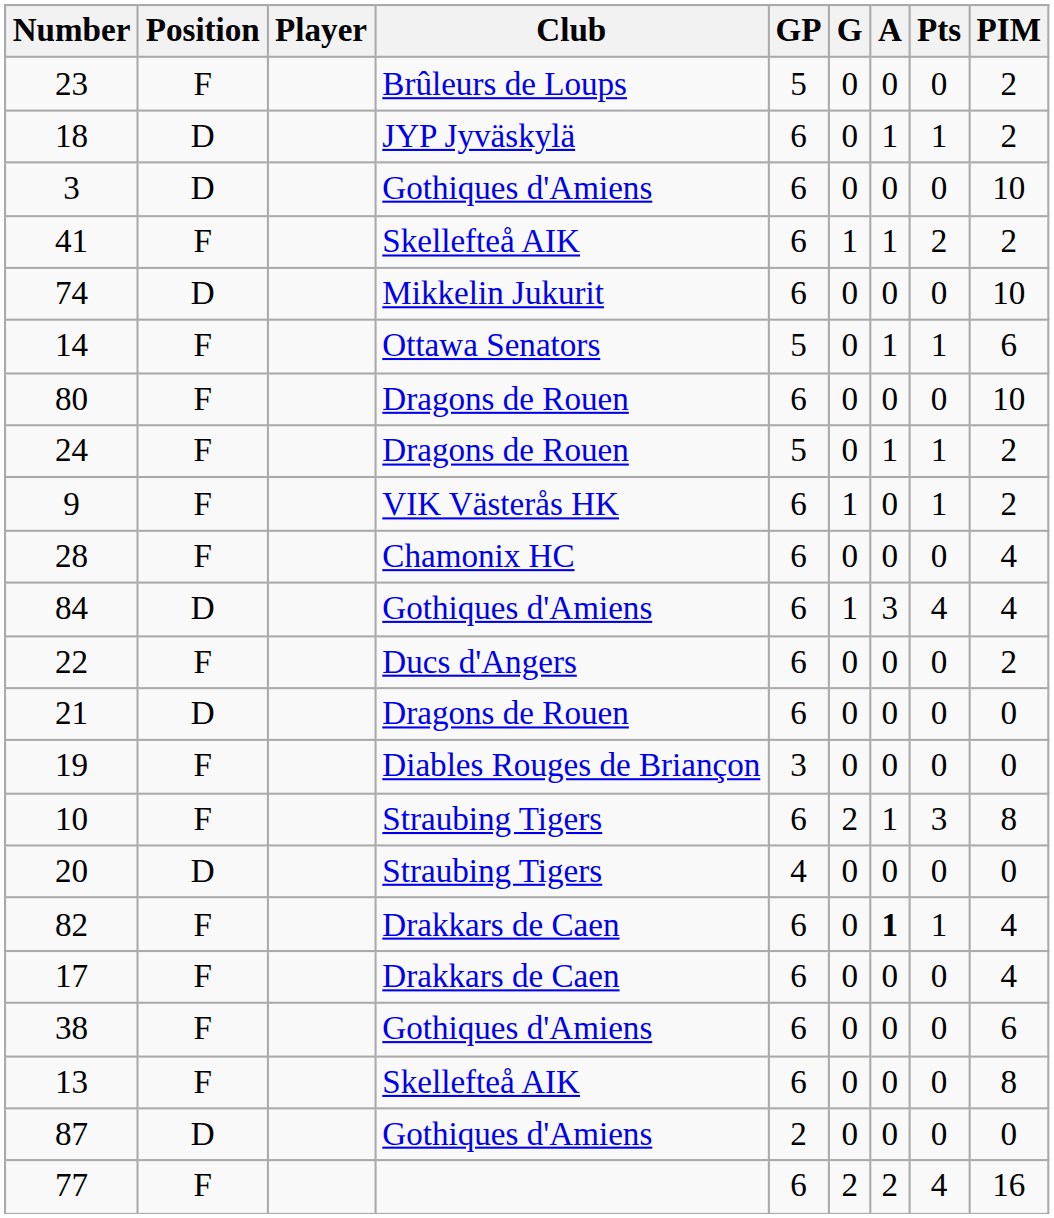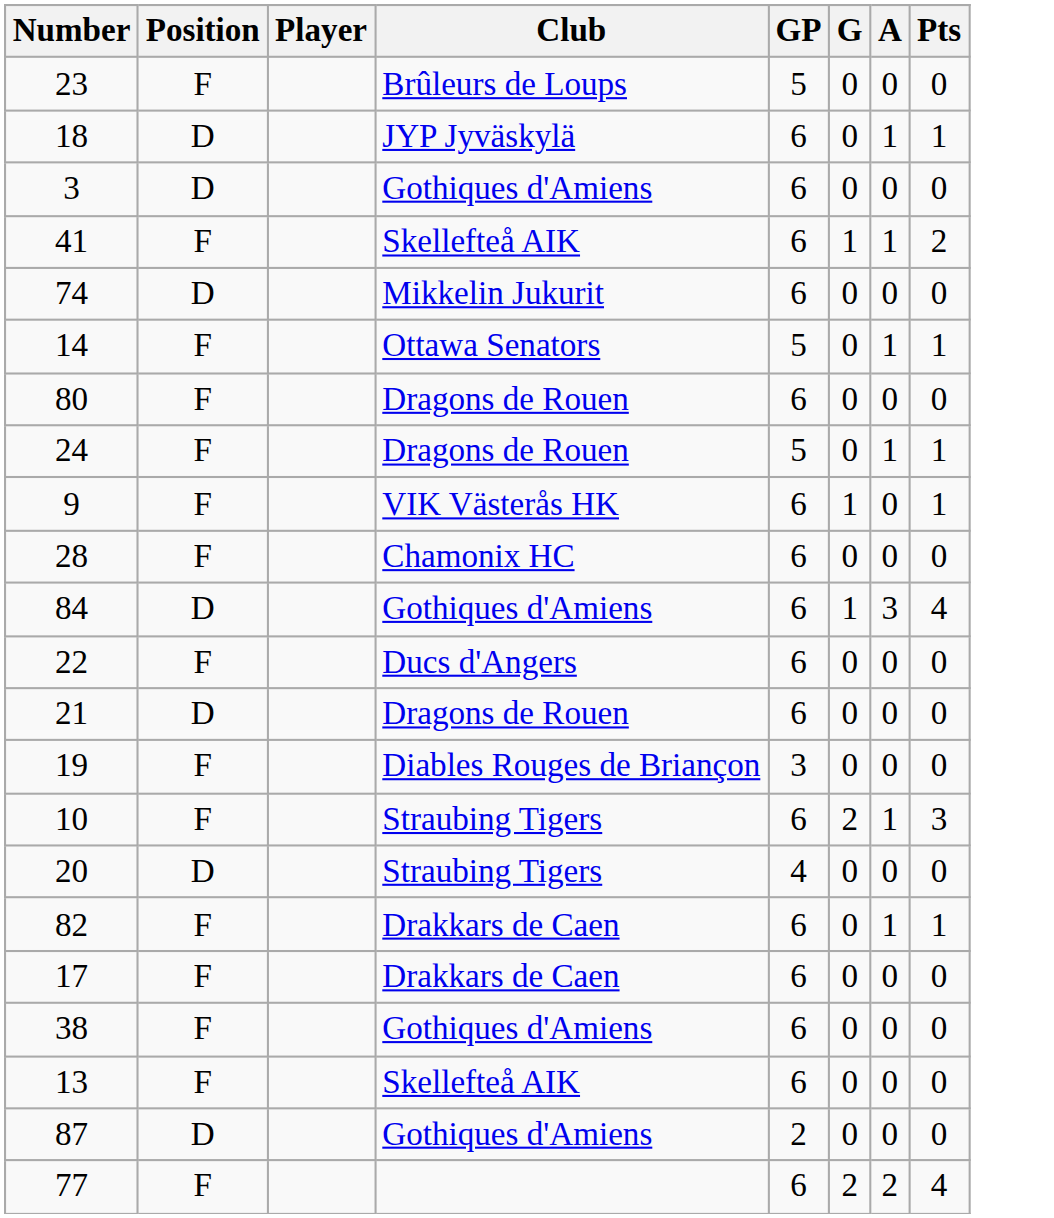- column: (1009, 30)
(890, 923) bold -> (890, 923) normal
